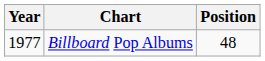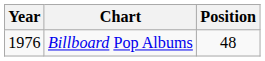(24, 42) 1977 -> (24, 42) 1976
